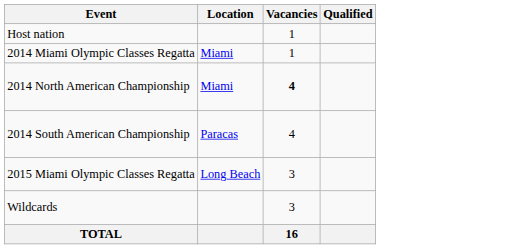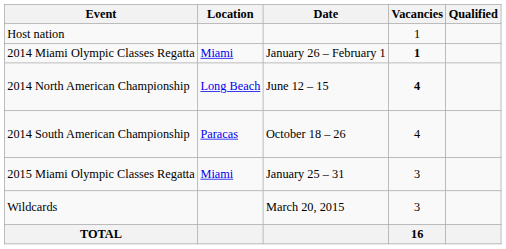+ column: (326, 14)
(292, 53) normal -> (417, 53) bold
(217, 86) Miami -> (230, 86) Long Beach
(230, 174) Long Beach -> (217, 174) Miami
